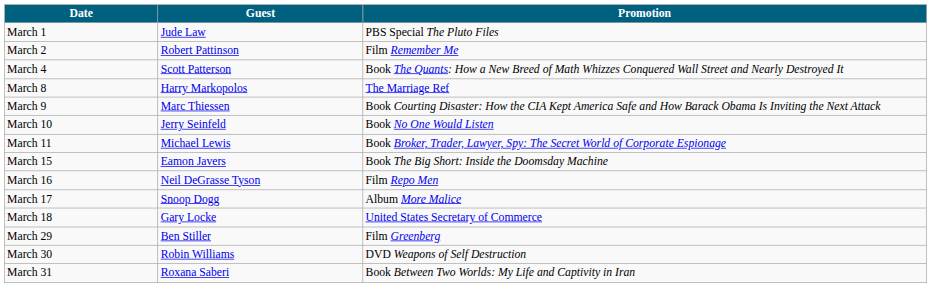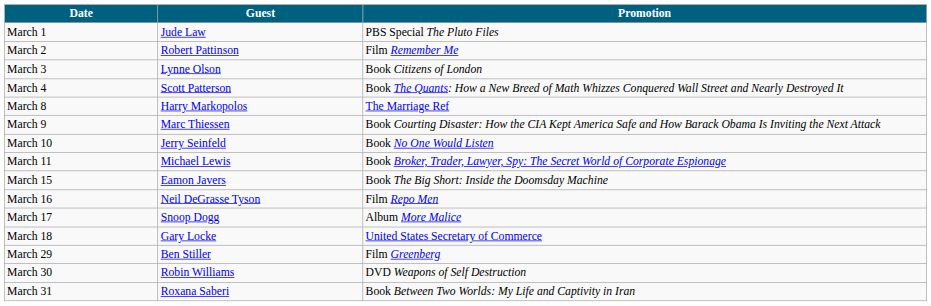+ row: (27, 69)
